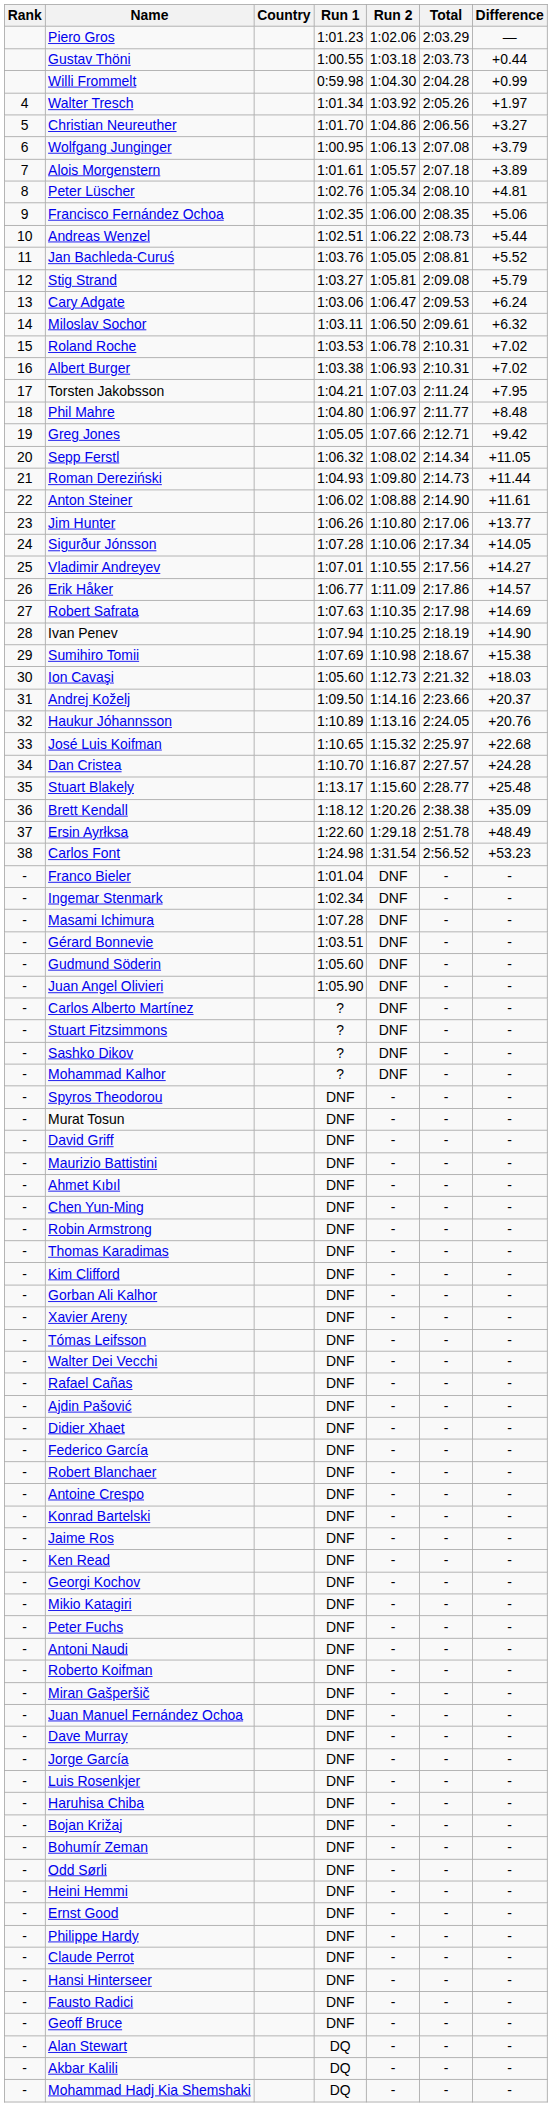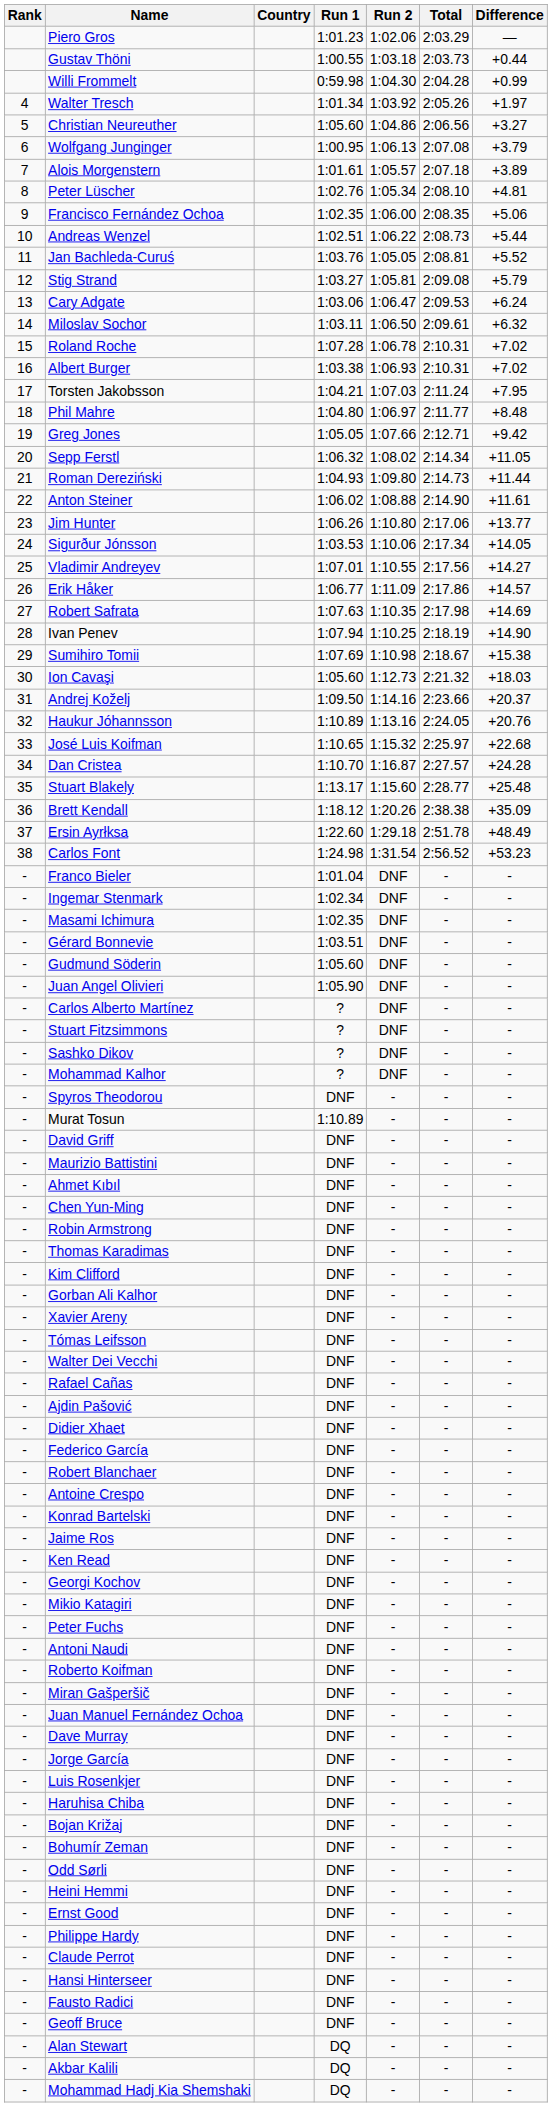(340, 125) 1:01.70 -> (340, 125) 1:05.60
(340, 346) 1:03.53 -> (340, 346) 1:07.28
(340, 545) 1:07.28 -> (340, 545) 1:03.53
(340, 920) 1:07.28 -> (340, 920) 1:02.35
(340, 1119) DNF -> (340, 1119) 1:10.89
